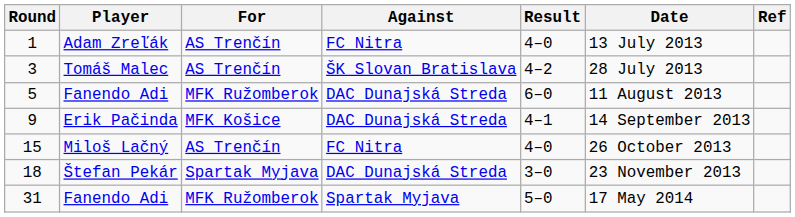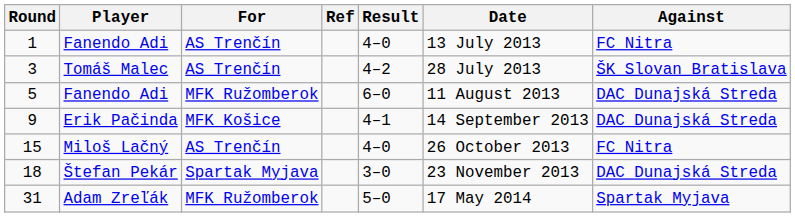columns swapped: (421, 18) <-> (772, 18)
(116, 43) Adam Zreľák -> (116, 43) Fanendo Adi
(116, 198) Fanendo Adi -> (116, 198) Adam Zreľák
